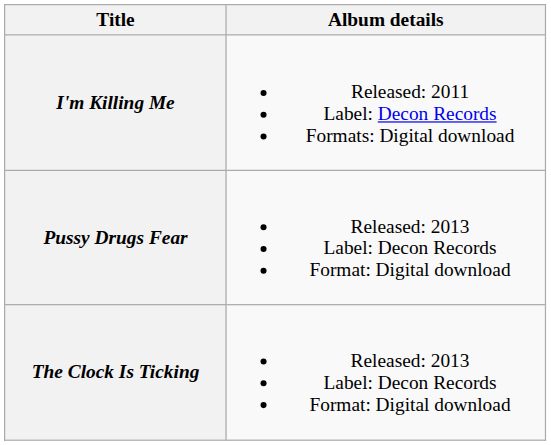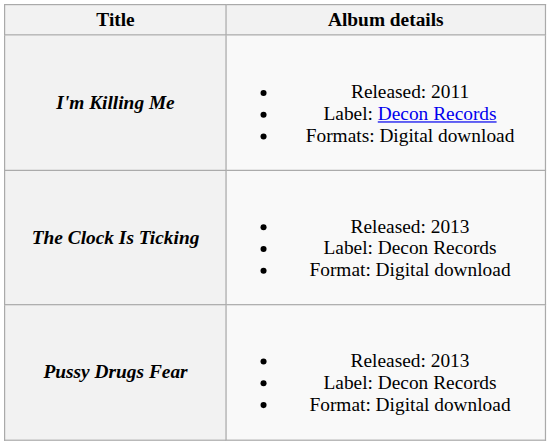rows swapped: (116, 237) <-> (116, 372)
